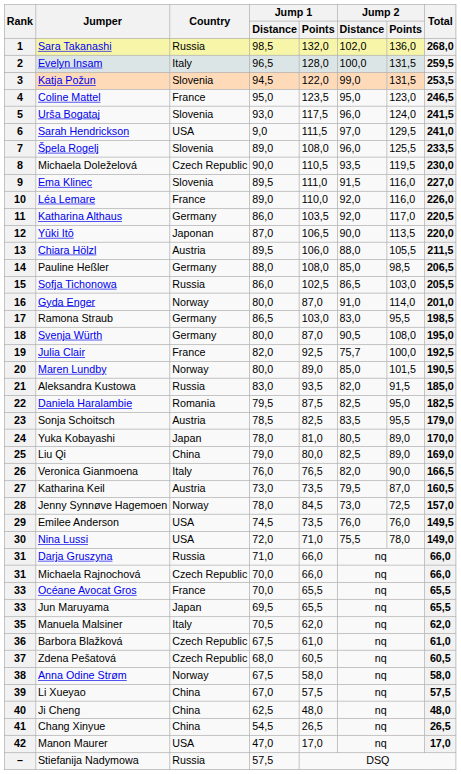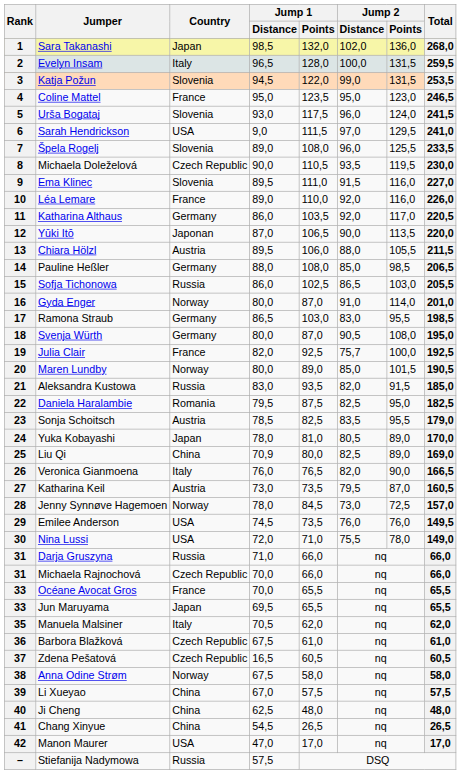(189, 47) Russia -> (187, 47) Japan
(263, 455) 79,0 -> (263, 455) 70,9
(263, 659) 68,0 -> (263, 659) 16,5
